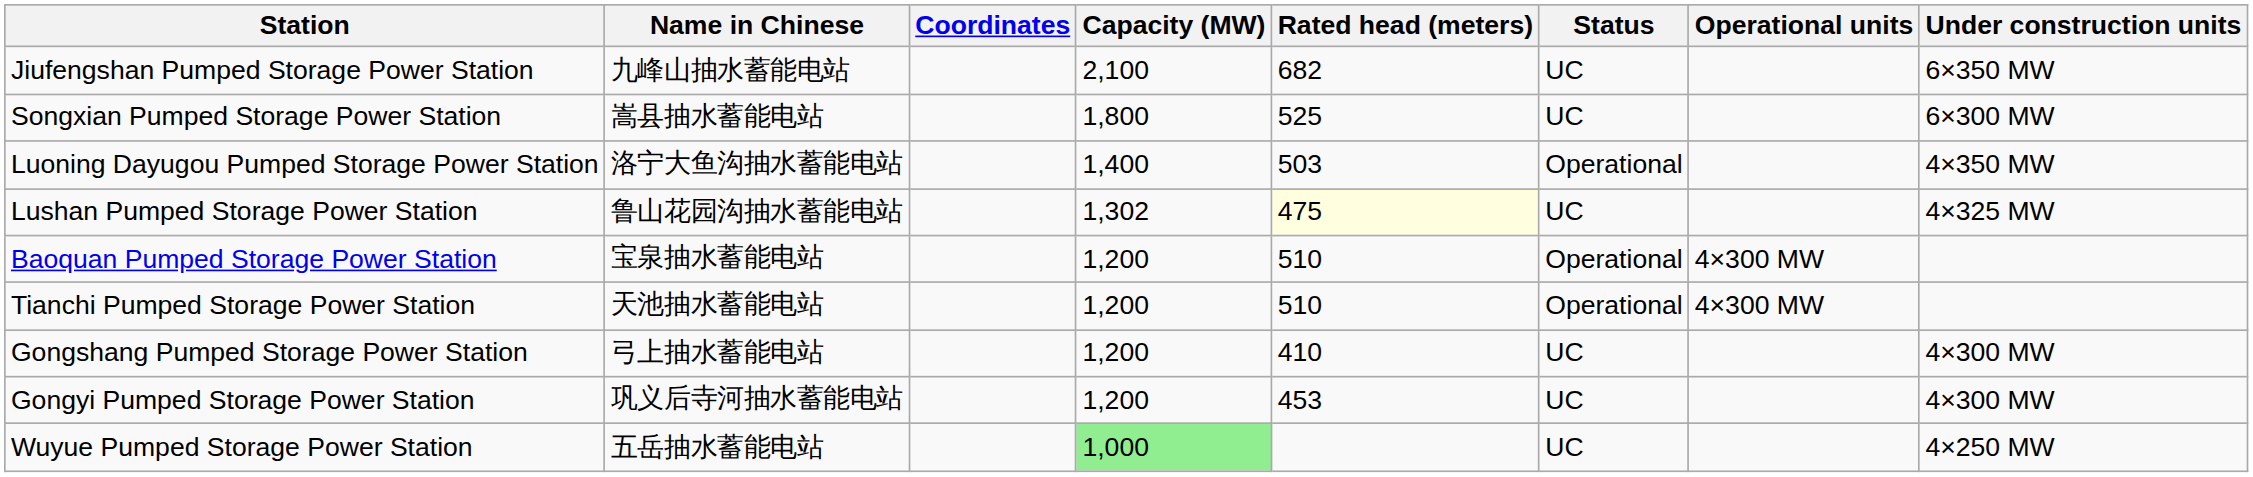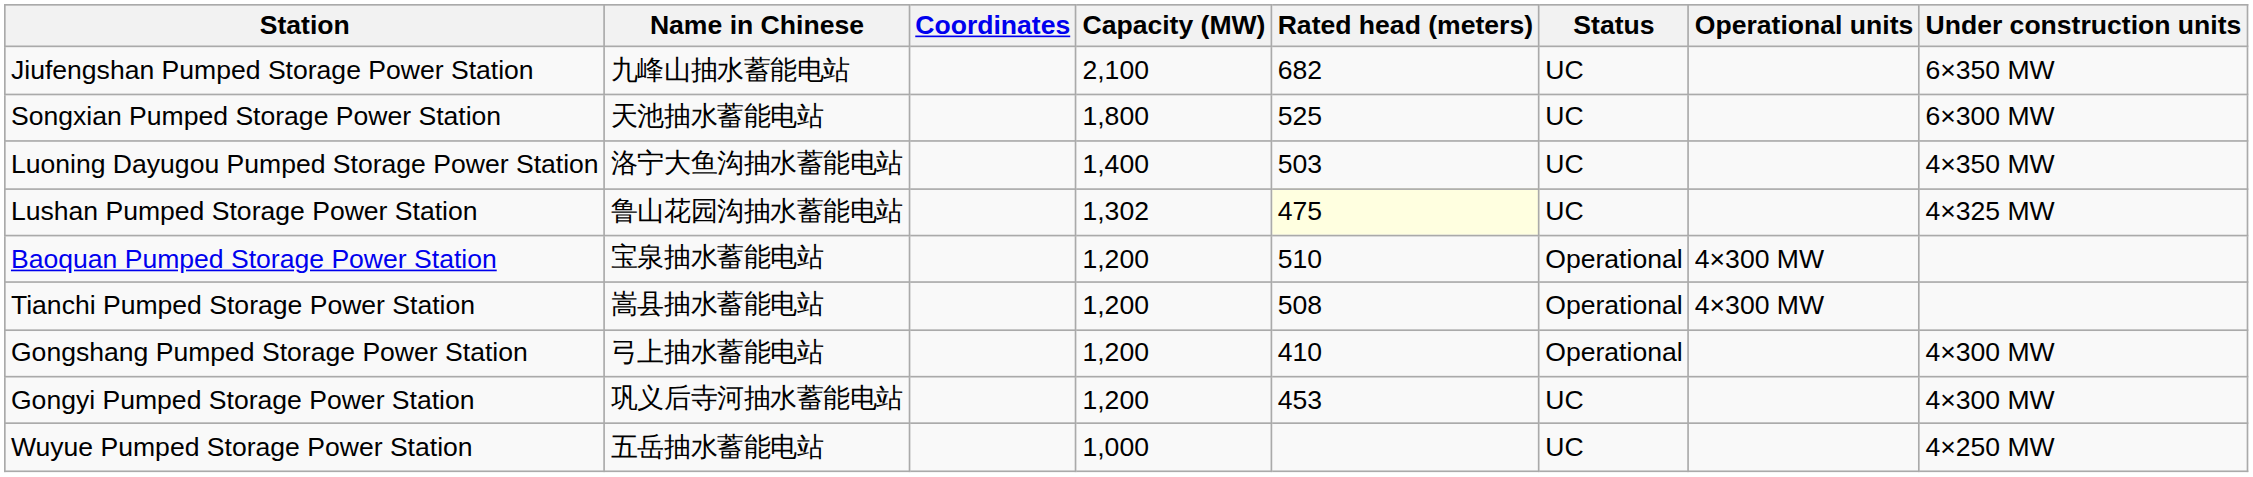(717, 116) 嵩县抽水蓄能电站 -> (717, 116) 天池抽水蓄能电站
(1614, 164) Operational -> (1564, 164) UC
(717, 304) 天池抽水蓄能电站 -> (717, 304) 嵩县抽水蓄能电站
(1300, 305) 510 -> (1300, 305) 508
(1564, 352) UC -> (1614, 352) Operational
(1116, 446) lightgreen background -> (1116, 446) no background
